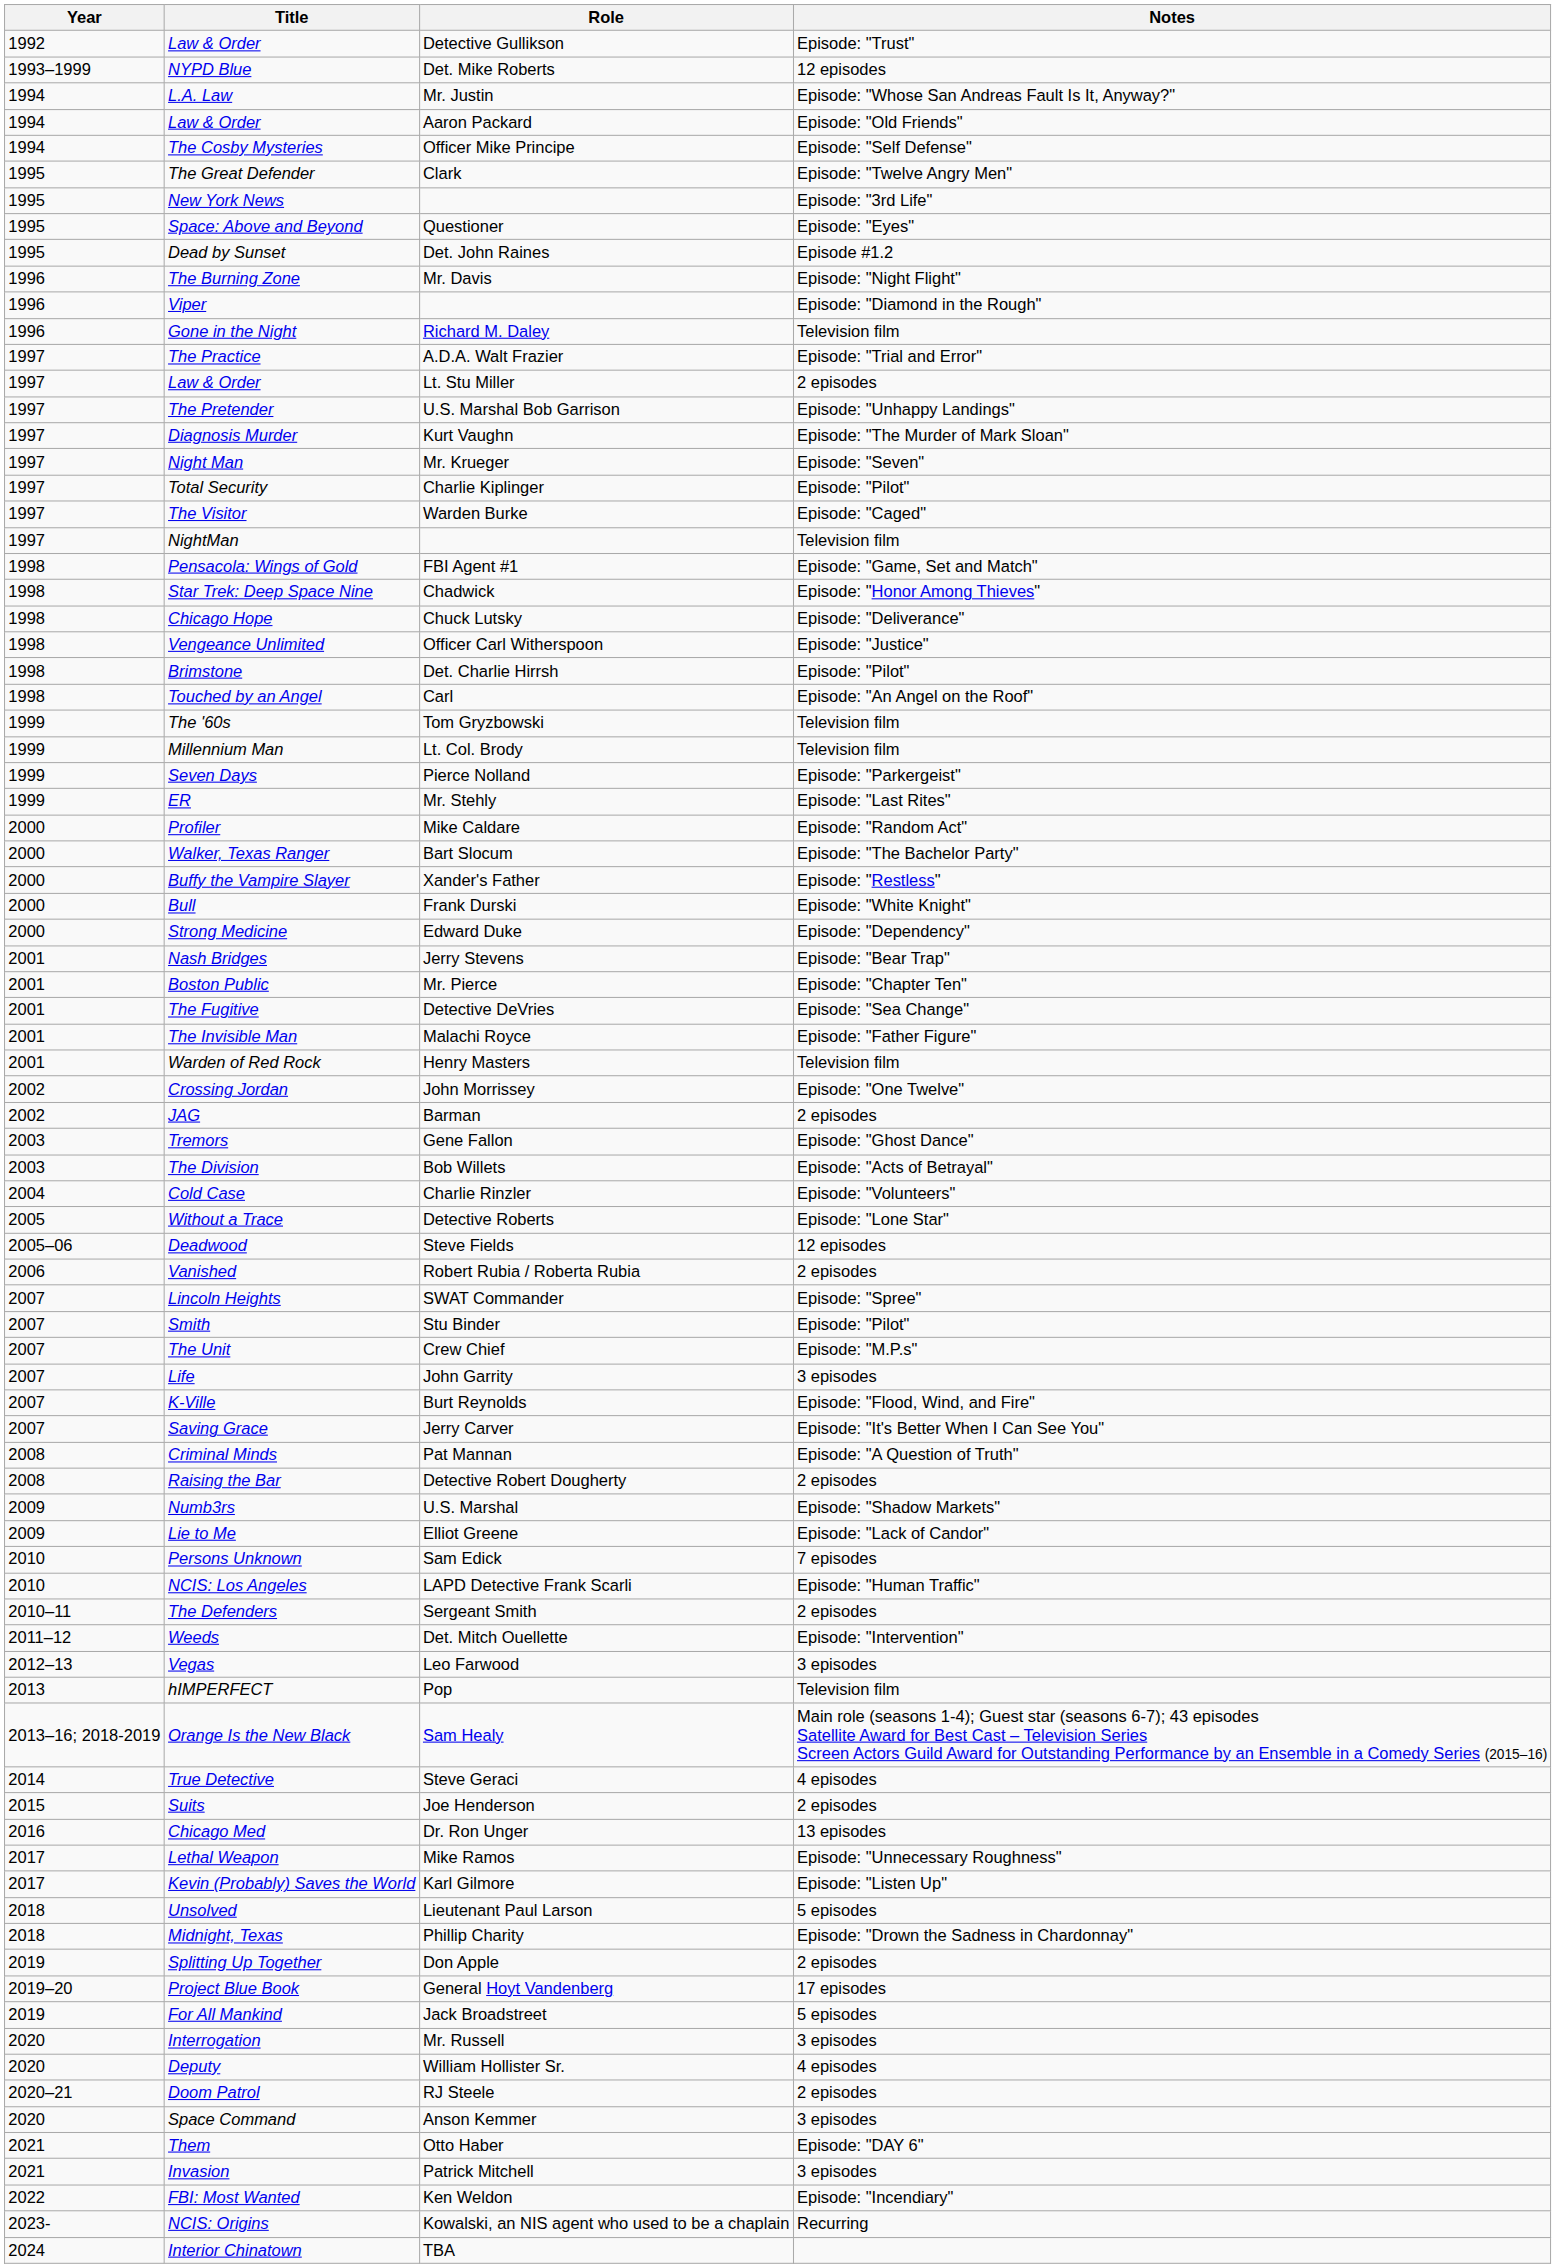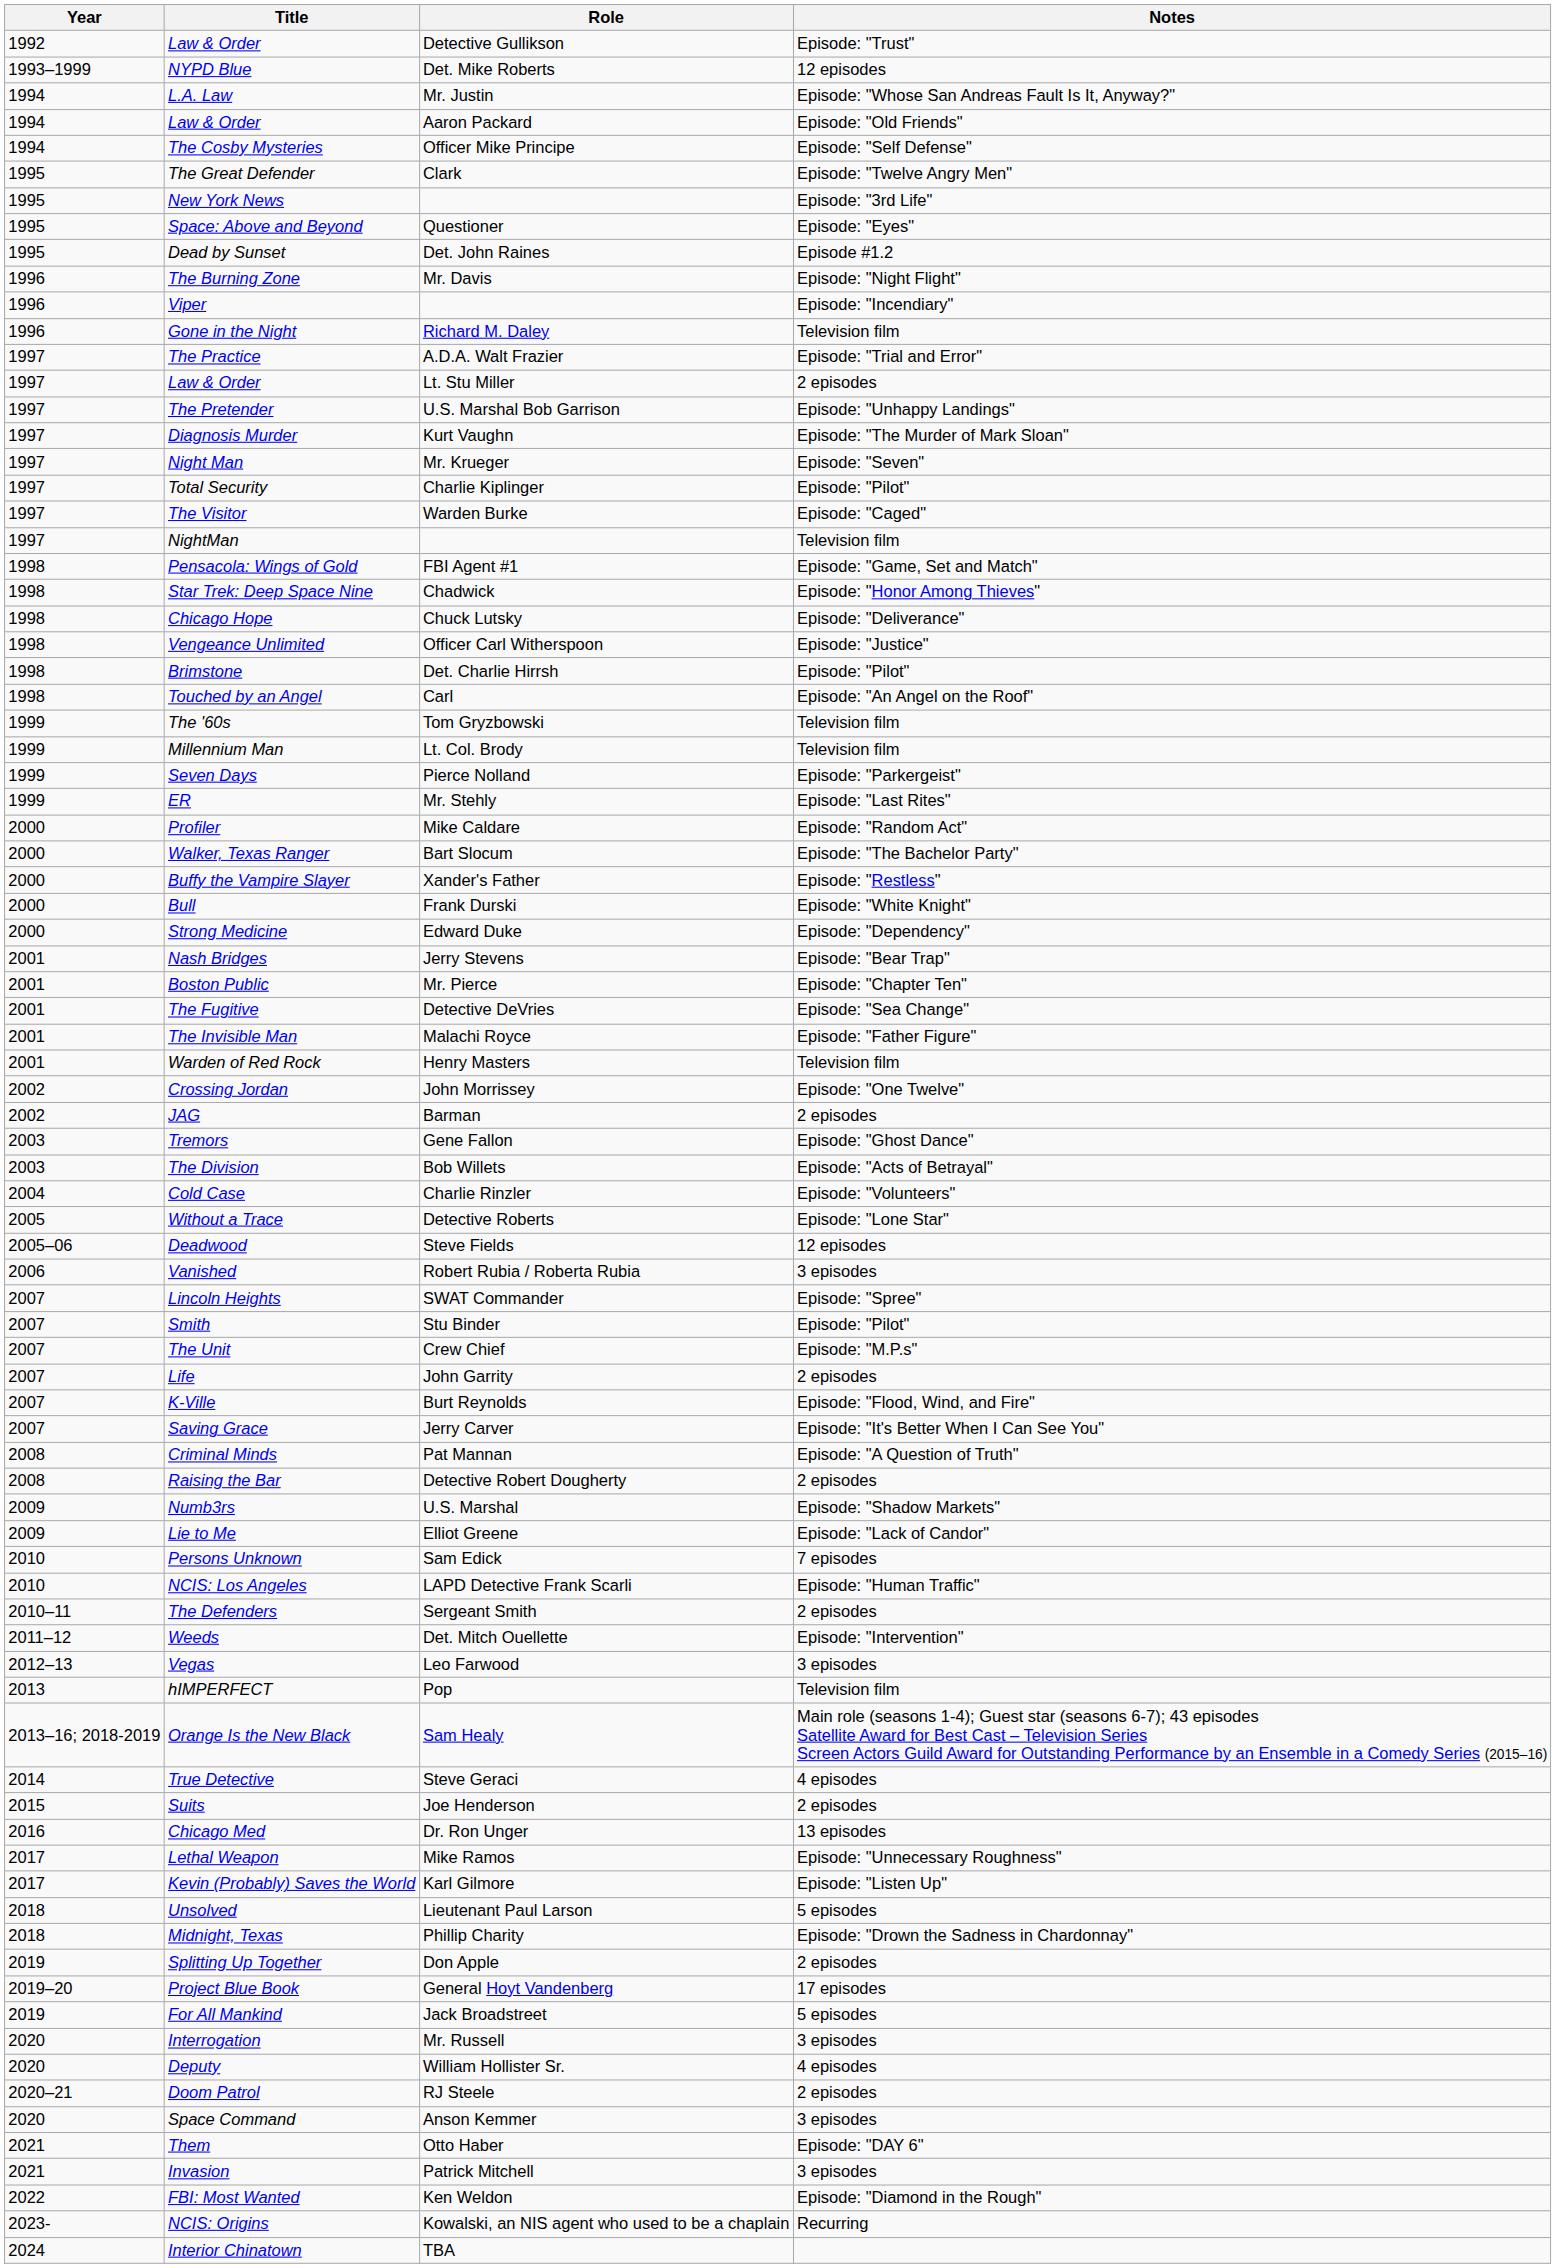(919, 305) Episode: "Diamond in the Rough" -> (875, 305) Episode: "Incendiary"
(837, 1272) 2 episodes -> (837, 1272) 3 episodes
(837, 1376) 3 episodes -> (837, 1376) 2 episodes
(875, 2197) Episode: "Incendiary" -> (919, 2197) Episode: "Diamond in the Rough"
